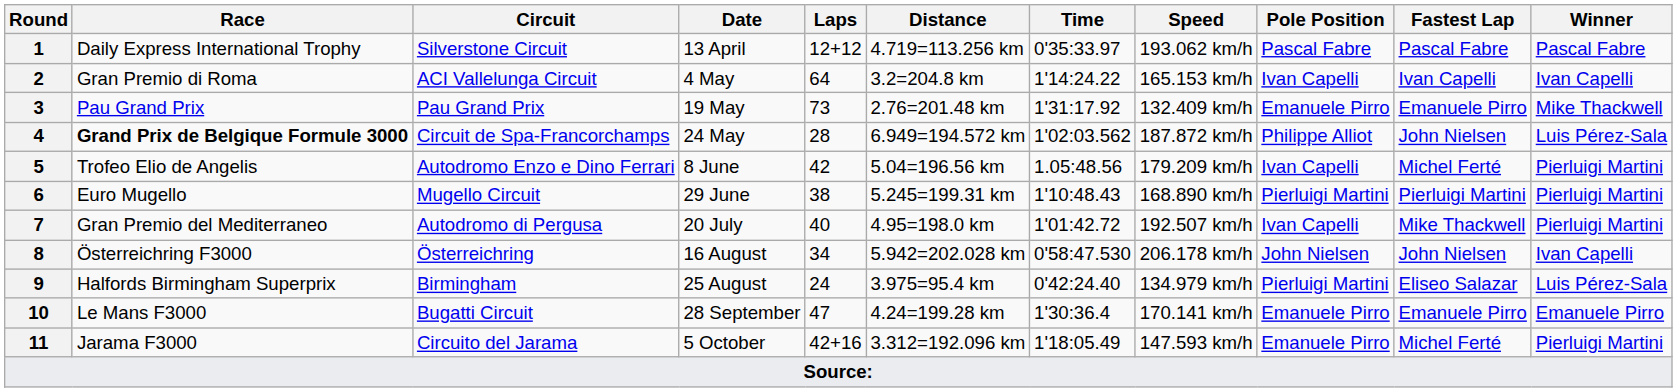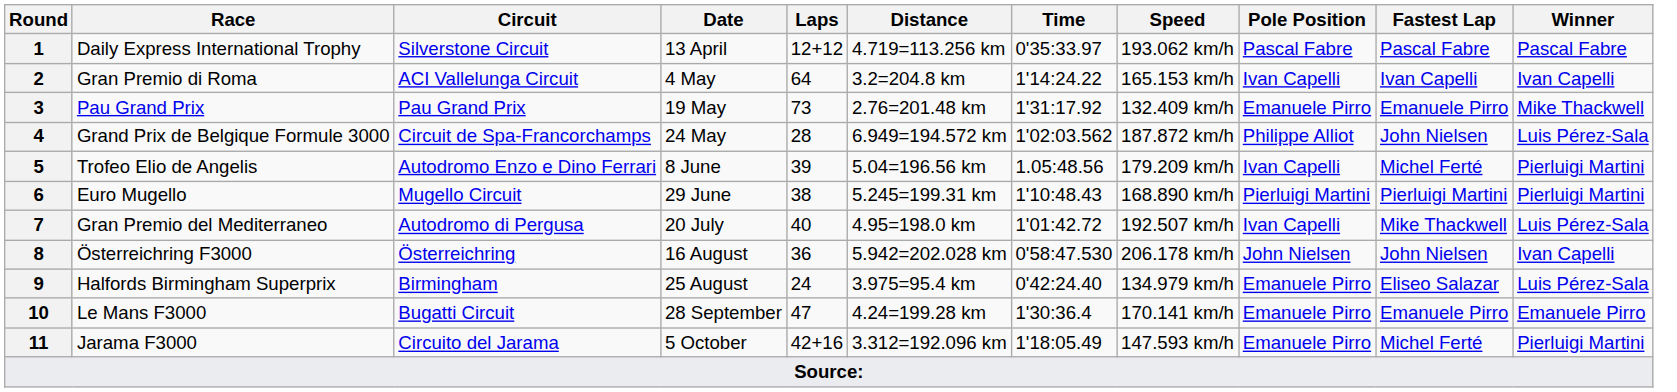(242, 136) bold -> (233, 136) normal
(820, 166) 42 -> (801, 166) 39
(1599, 225) Pierluigi Martini -> (1583, 225) Luis Pérez-Sala
(820, 254) 34 -> (801, 254) 36
(1325, 283) Pierluigi Martini -> (1307, 283) Emanuele Pirro
